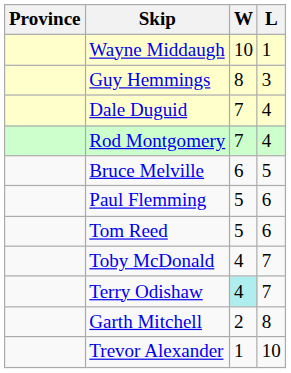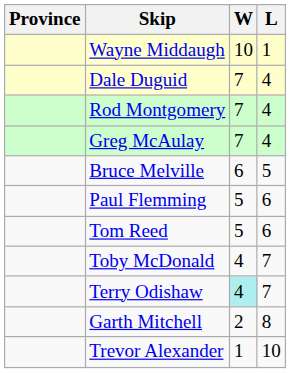- row: (150, 79)
+ row: (147, 140)
